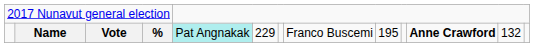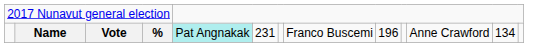(265, 33) 229 -> (265, 33) 231
(388, 33) 195 -> (388, 33) 196
(452, 33) bold -> (449, 33) normal
(511, 33) 132 -> (505, 33) 134
